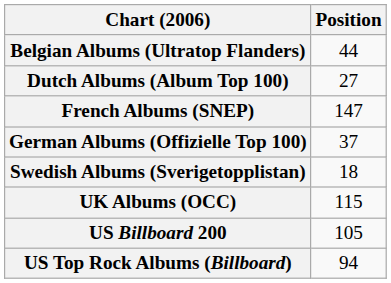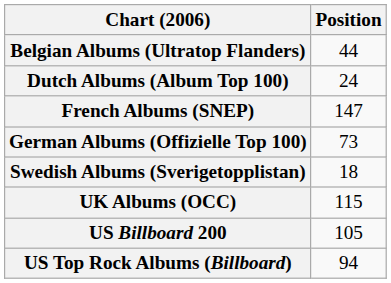(349, 80) 27 -> (349, 80) 24
(349, 141) 37 -> (349, 141) 73
